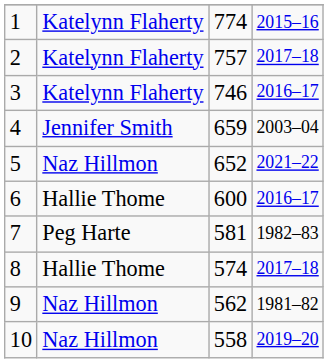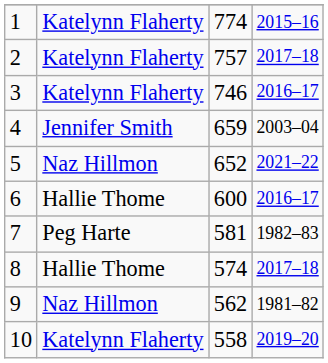(100, 339) Naz Hillmon -> (123, 339) Katelynn Flaherty
